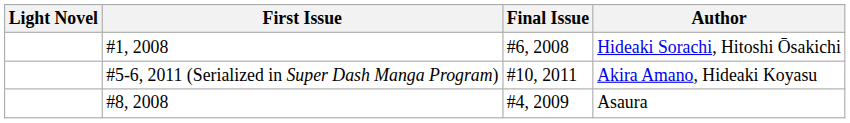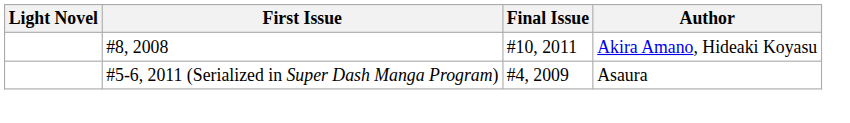- row: (719, 46)
(302, 74) #5-6, 2011 (Serialized in Super Dash Manga Program) -> (137, 46) #8, 2008
(137, 103) #8, 2008 -> (302, 74) #5-6, 2011 (Serialized in Super Dash Manga Program)
